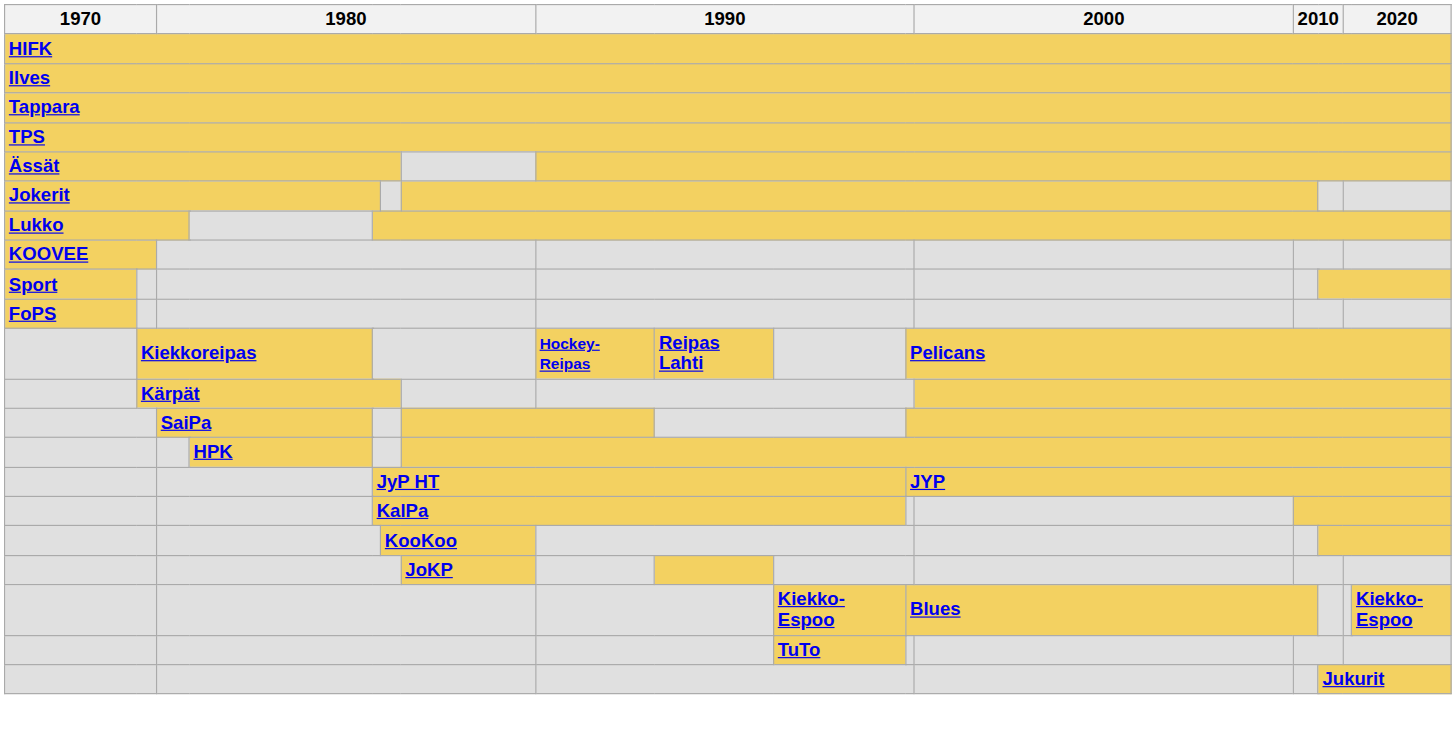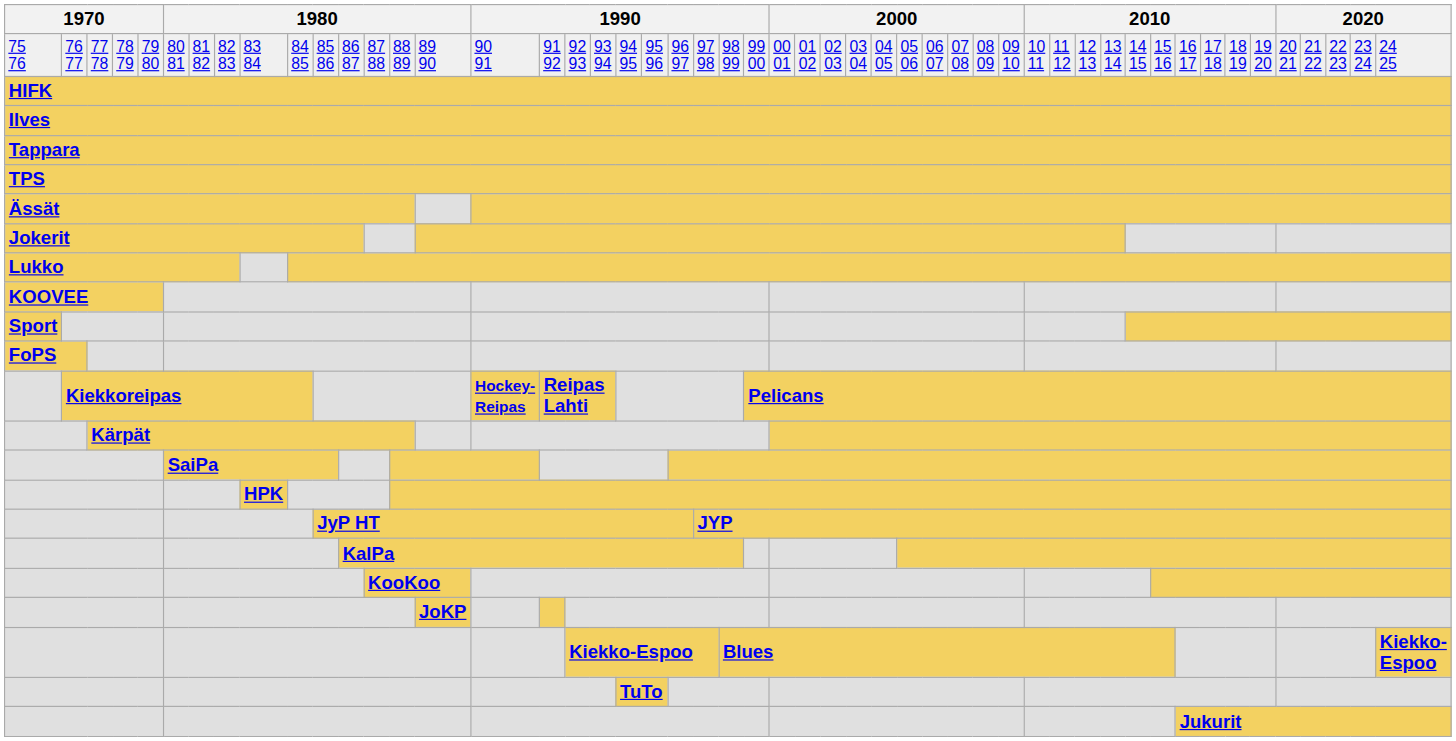+ row: (17, 55)
